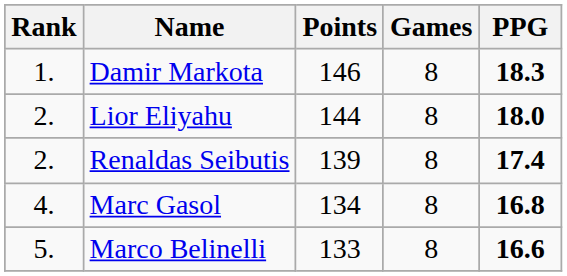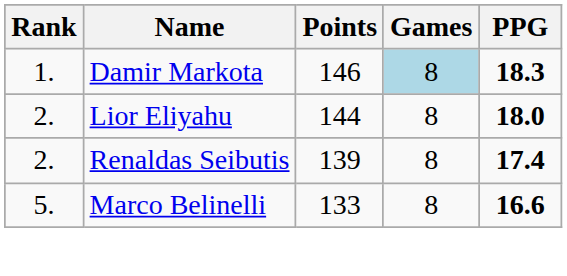(431, 71) no background -> (431, 71) lightblue background
- row: (155, 204)
